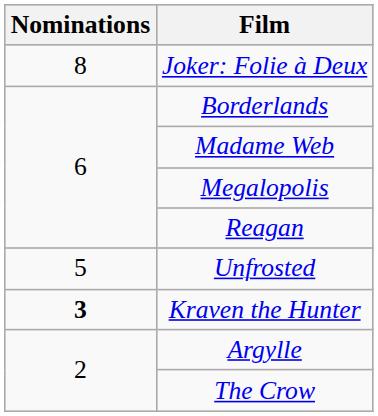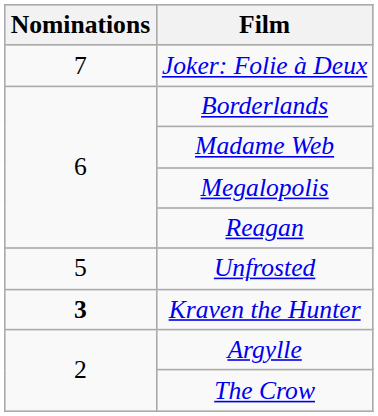(80, 65) 8 -> (80, 65) 7
